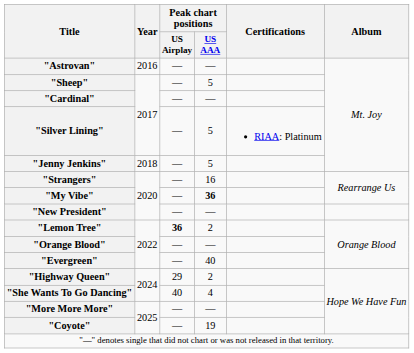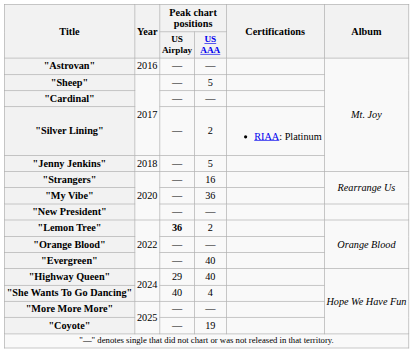(210, 131) 5 -> (210, 131) 2
(210, 195) bold -> (210, 195) normal
(210, 277) 2 -> (210, 277) 40
